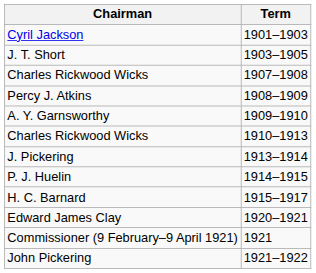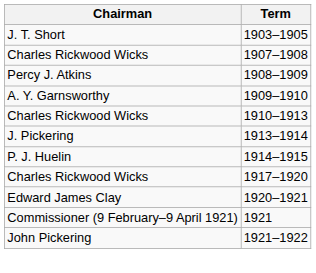- row: (276, 34)
- row: (276, 197)
+ row: (276, 177)
